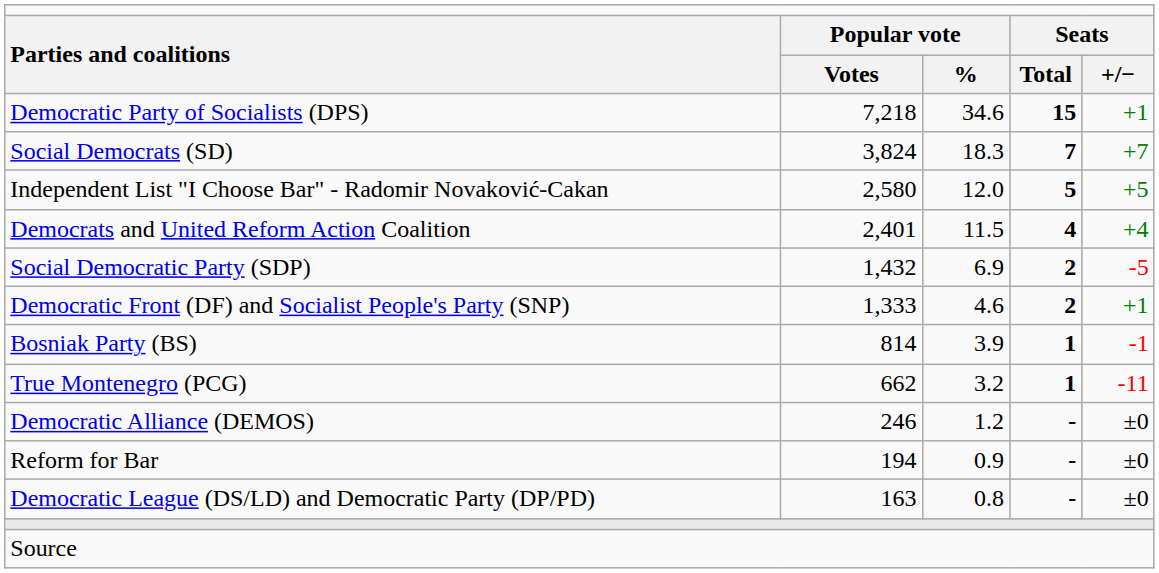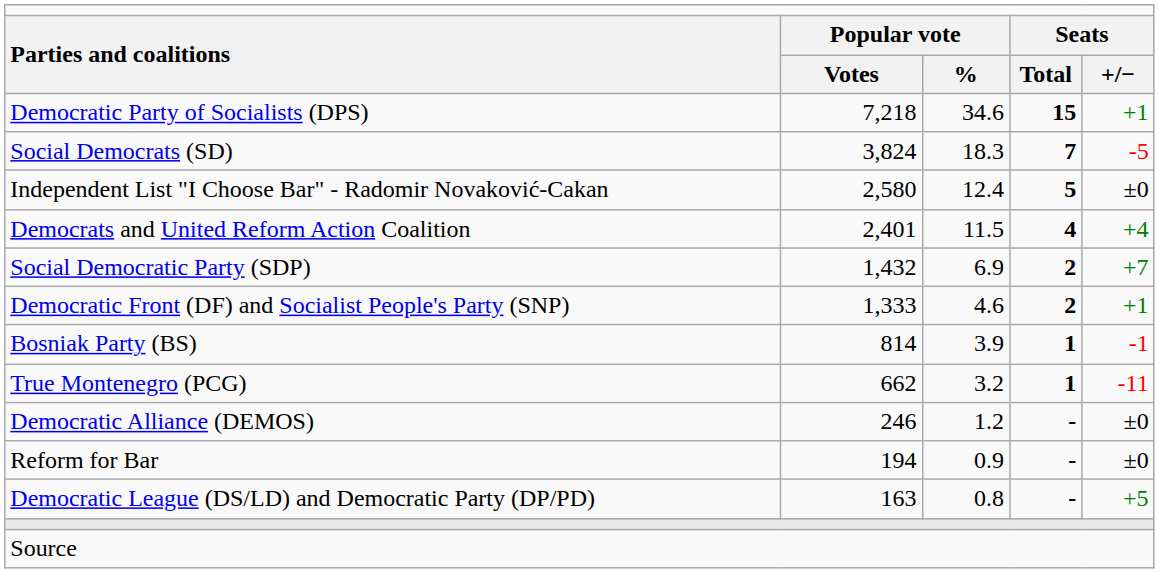(1136, 150) +7 -> (1139, 150) -5
(983, 189) 12.0 -> (983, 189) 12.4
(1136, 189) +5 -> (1136, 189) ±0
(1139, 266) -5 -> (1136, 266) +7
(1136, 498) ±0 -> (1136, 498) +5
